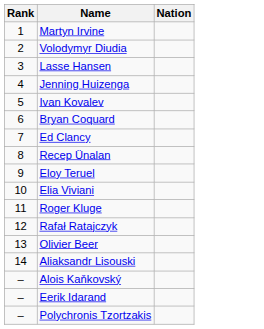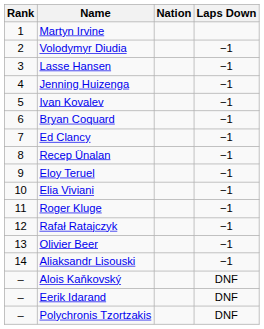+ column: (226, 13)
